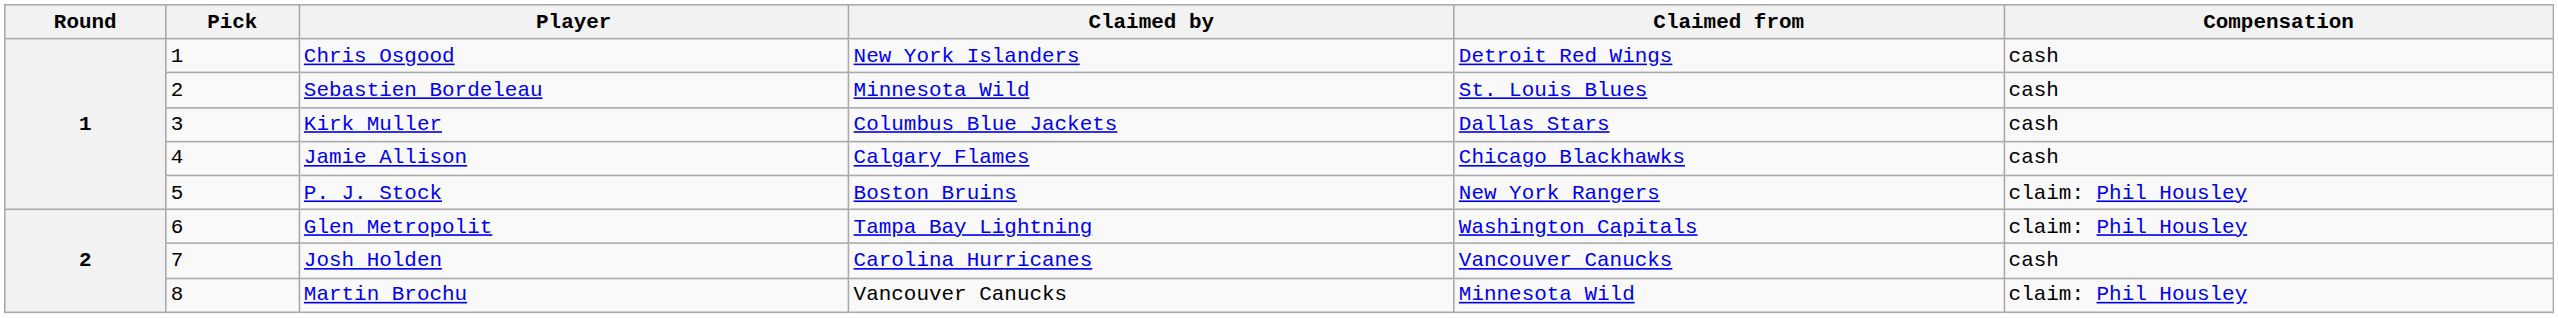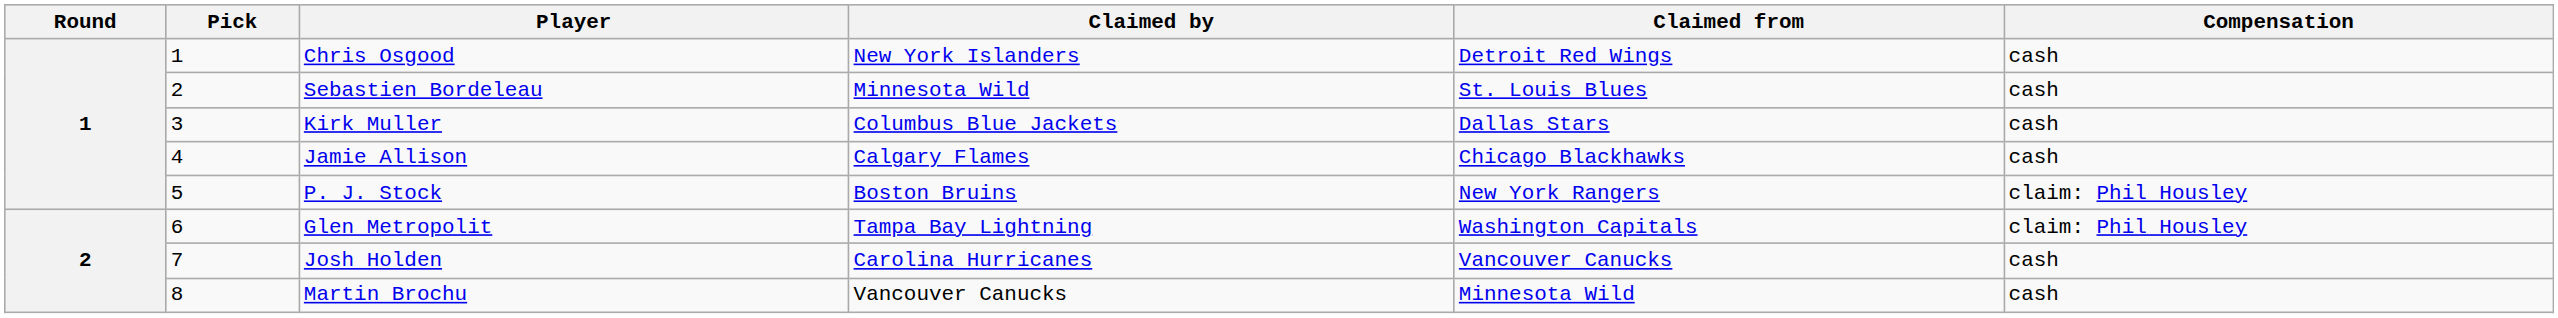(2128, 295) claim: Phil Housley -> (2034, 295) cash
